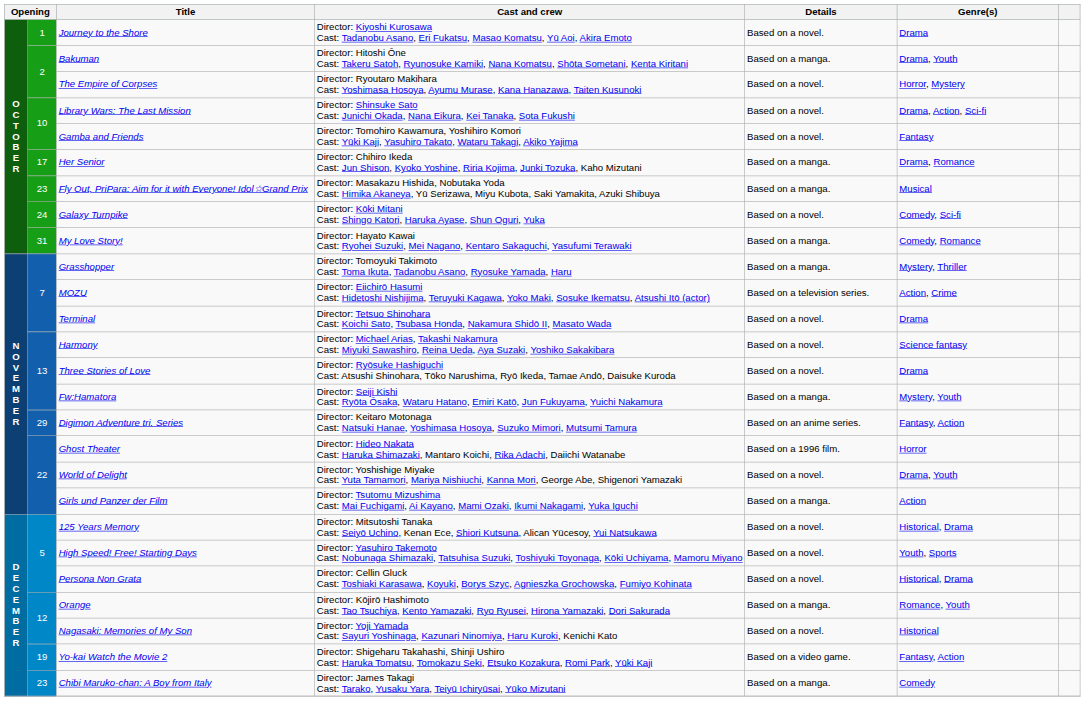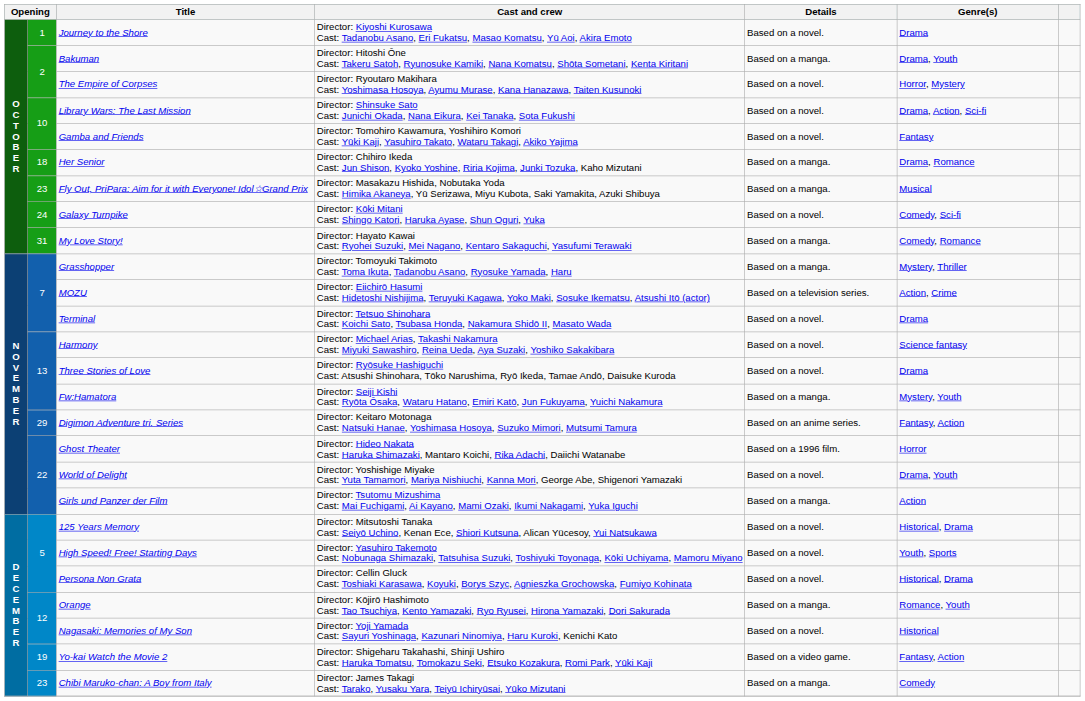(42, 162) 17 -> (42, 162) 18
